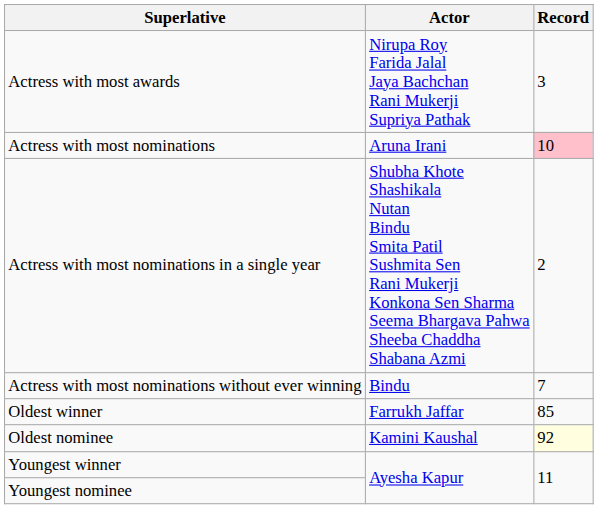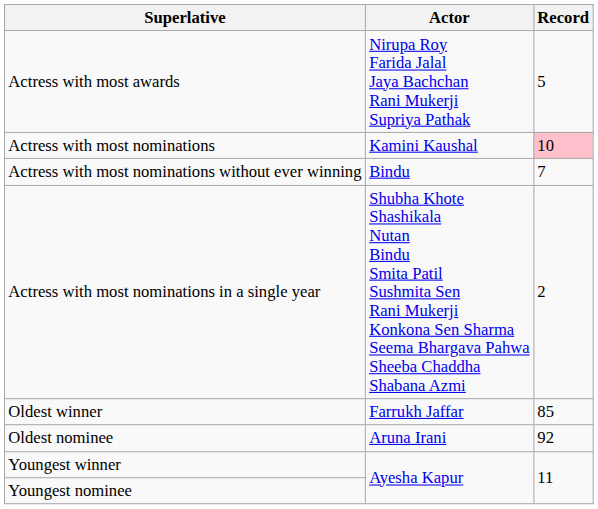(541, 81) 3 -> (541, 81) 5
(408, 145) Aruna Irani -> (423, 145) Kamini Kaushal
rows swapped: (185, 385) <-> (164, 265)
(423, 438) Kamini Kaushal -> (408, 438) Aruna Irani
(546, 438) lightyellow background -> (546, 438) no background
